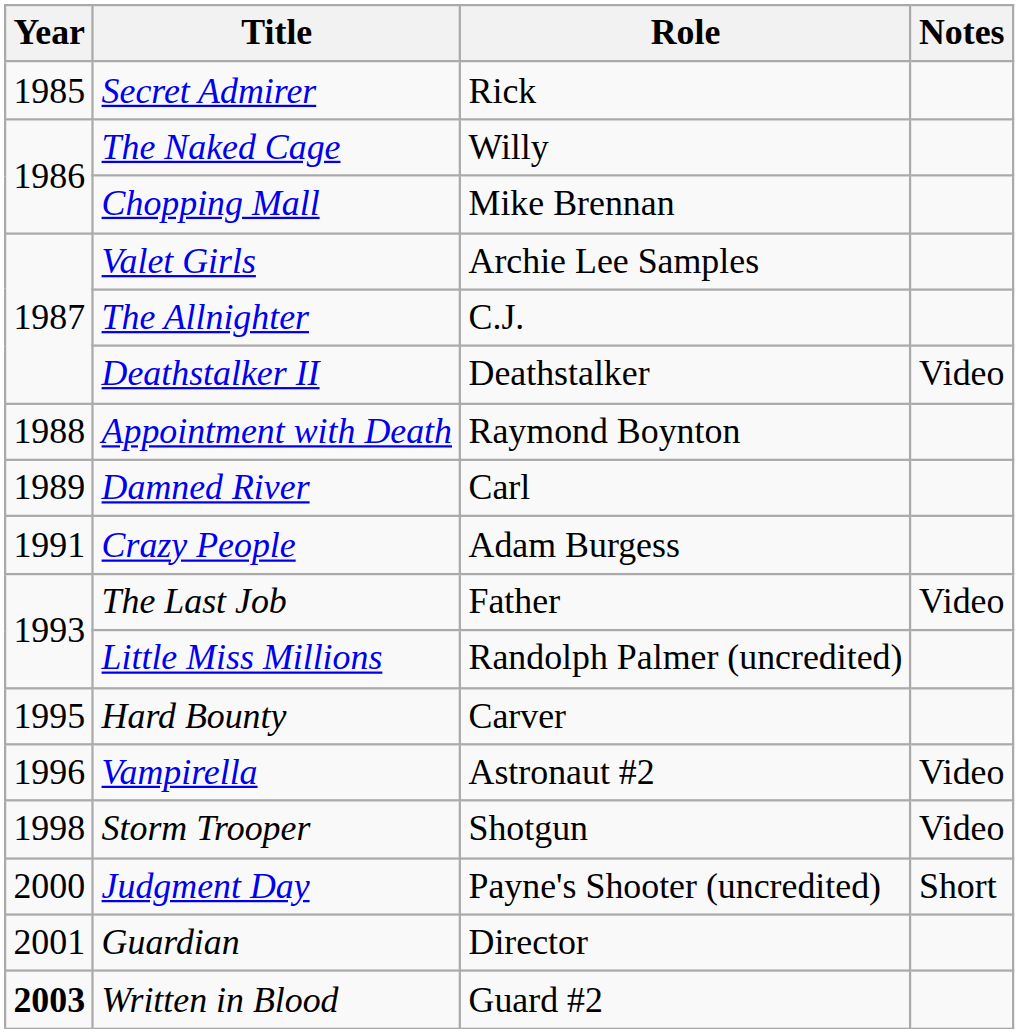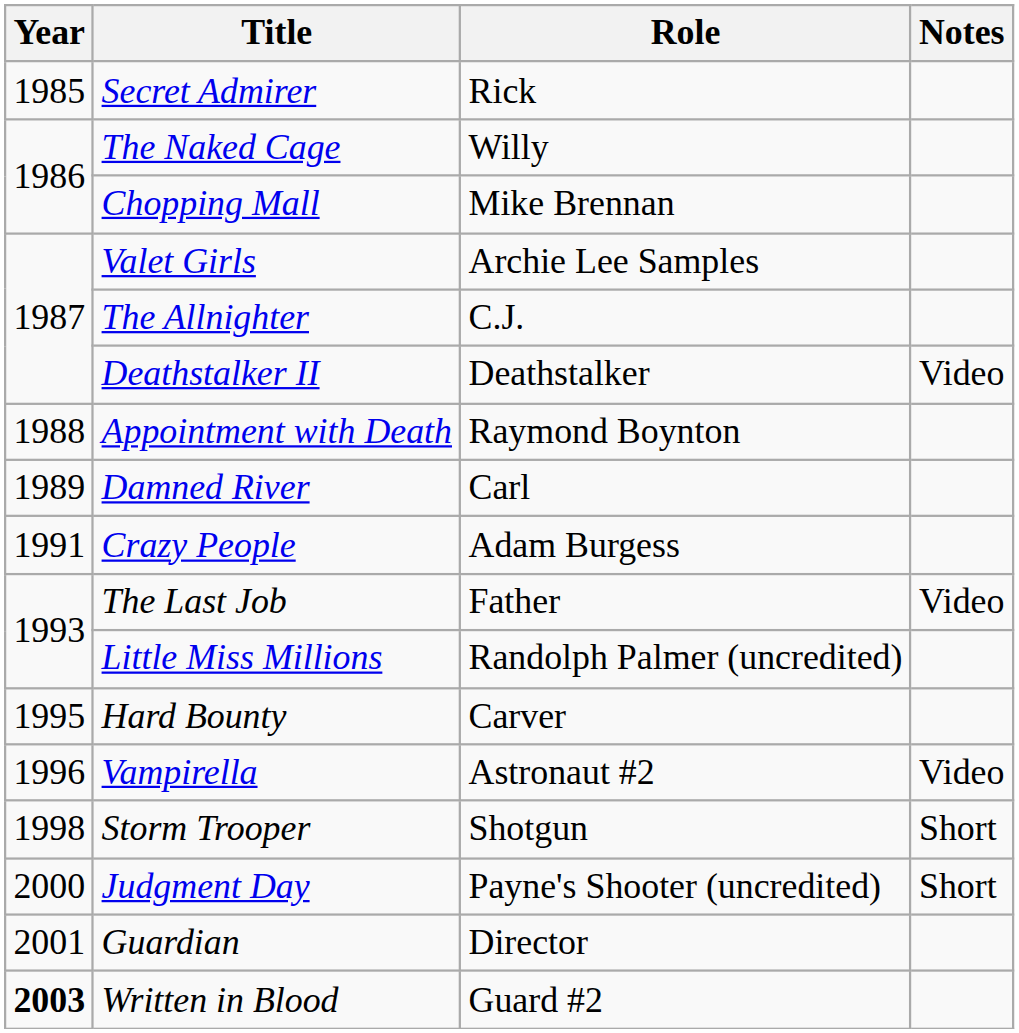(962, 828) Video -> (958, 828) Short
